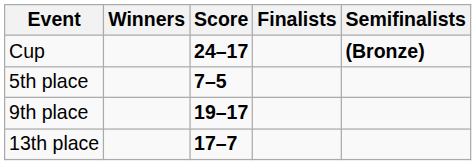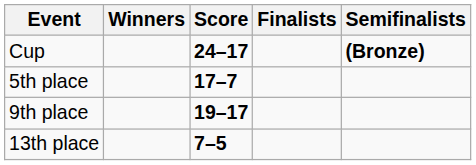(210, 81) 7–5 -> (216, 81) 17–7
(216, 143) 17–7 -> (210, 143) 7–5
